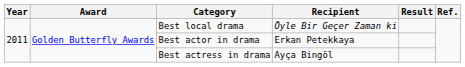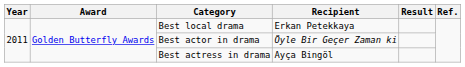(336, 26) Öyle Bir Geçer Zaman ki -> (314, 26) Erkan Petekkaya
(314, 40) Erkan Petekkaya -> (336, 40) Öyle Bir Geçer Zaman ki
